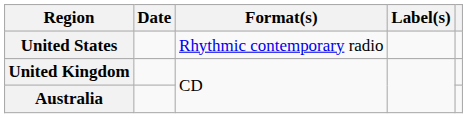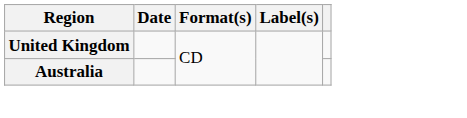- row: (69, 44)
